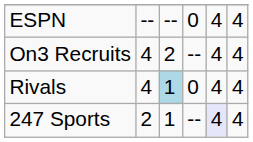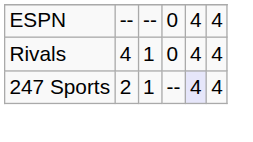- row: (70, 53)
(170, 86) lightblue background -> (149, 53) no background
